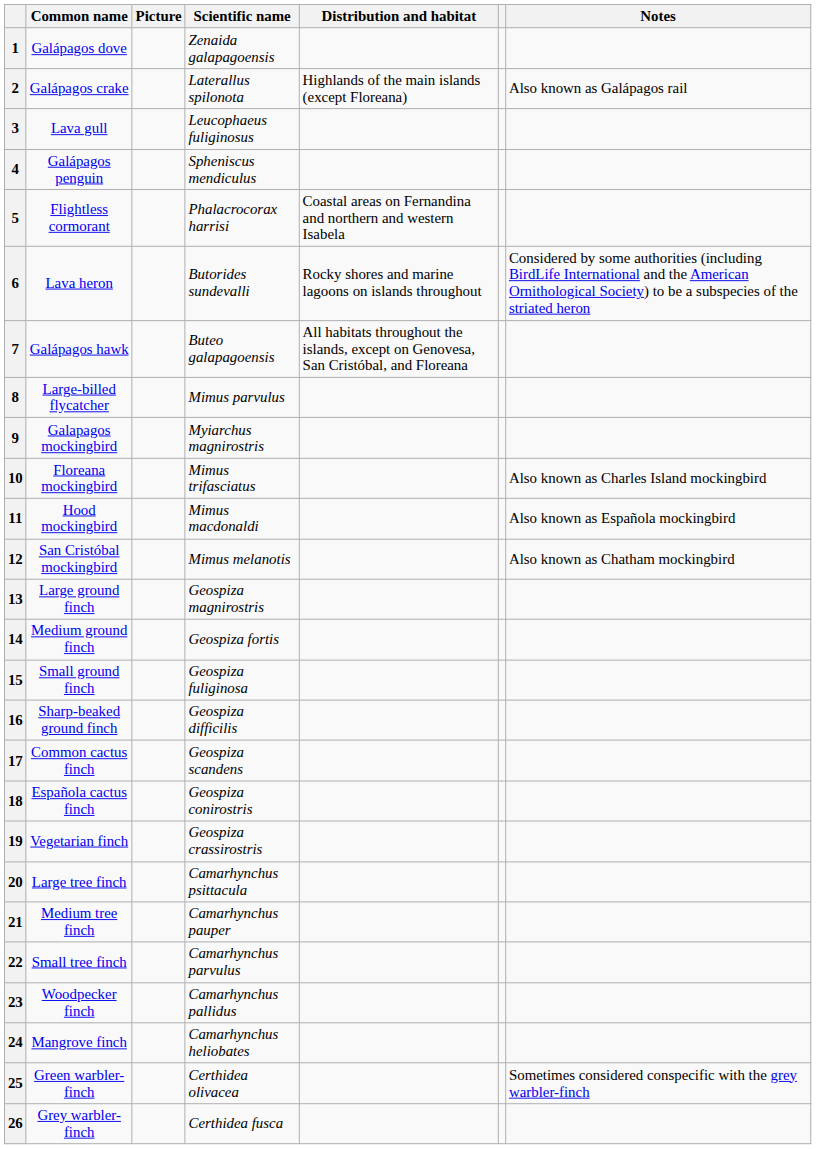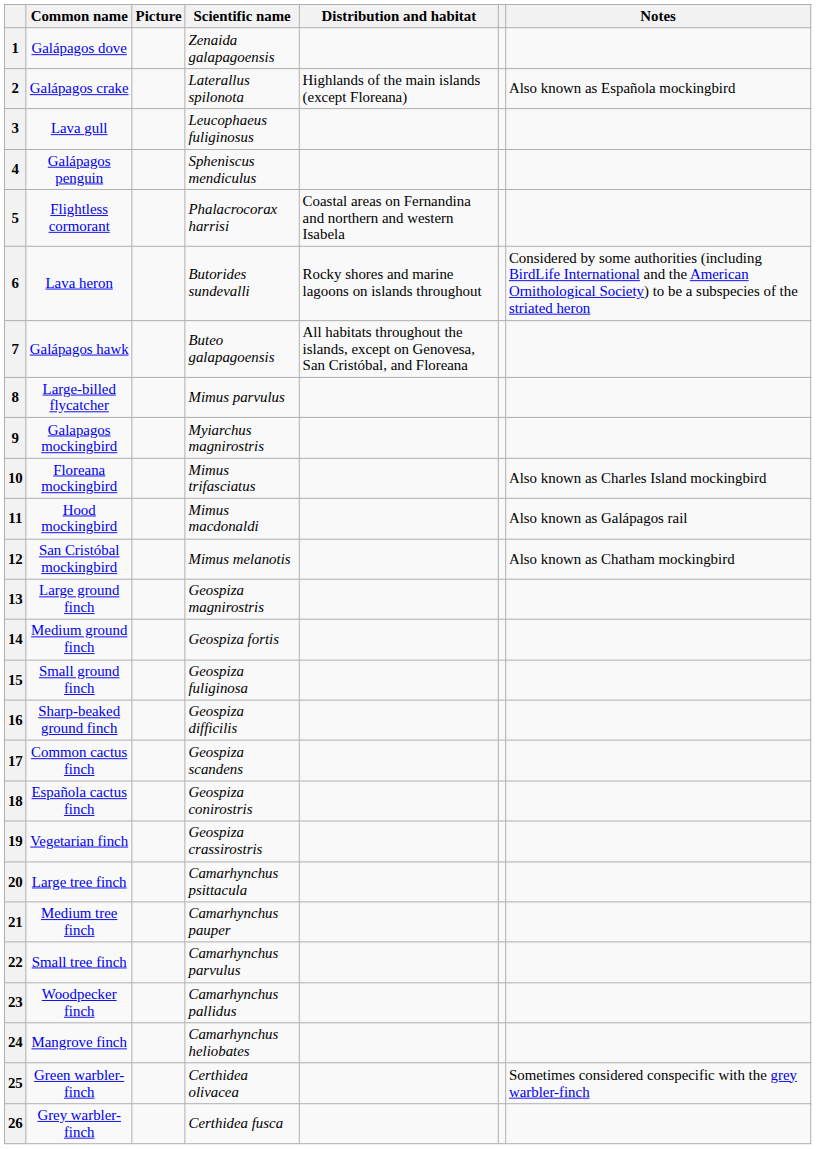(598, 88) Also known as Galápagos rail -> (622, 88) Also known as Española mockingbird
(622, 518) Also known as Española mockingbird -> (598, 518) Also known as Galápagos rail
